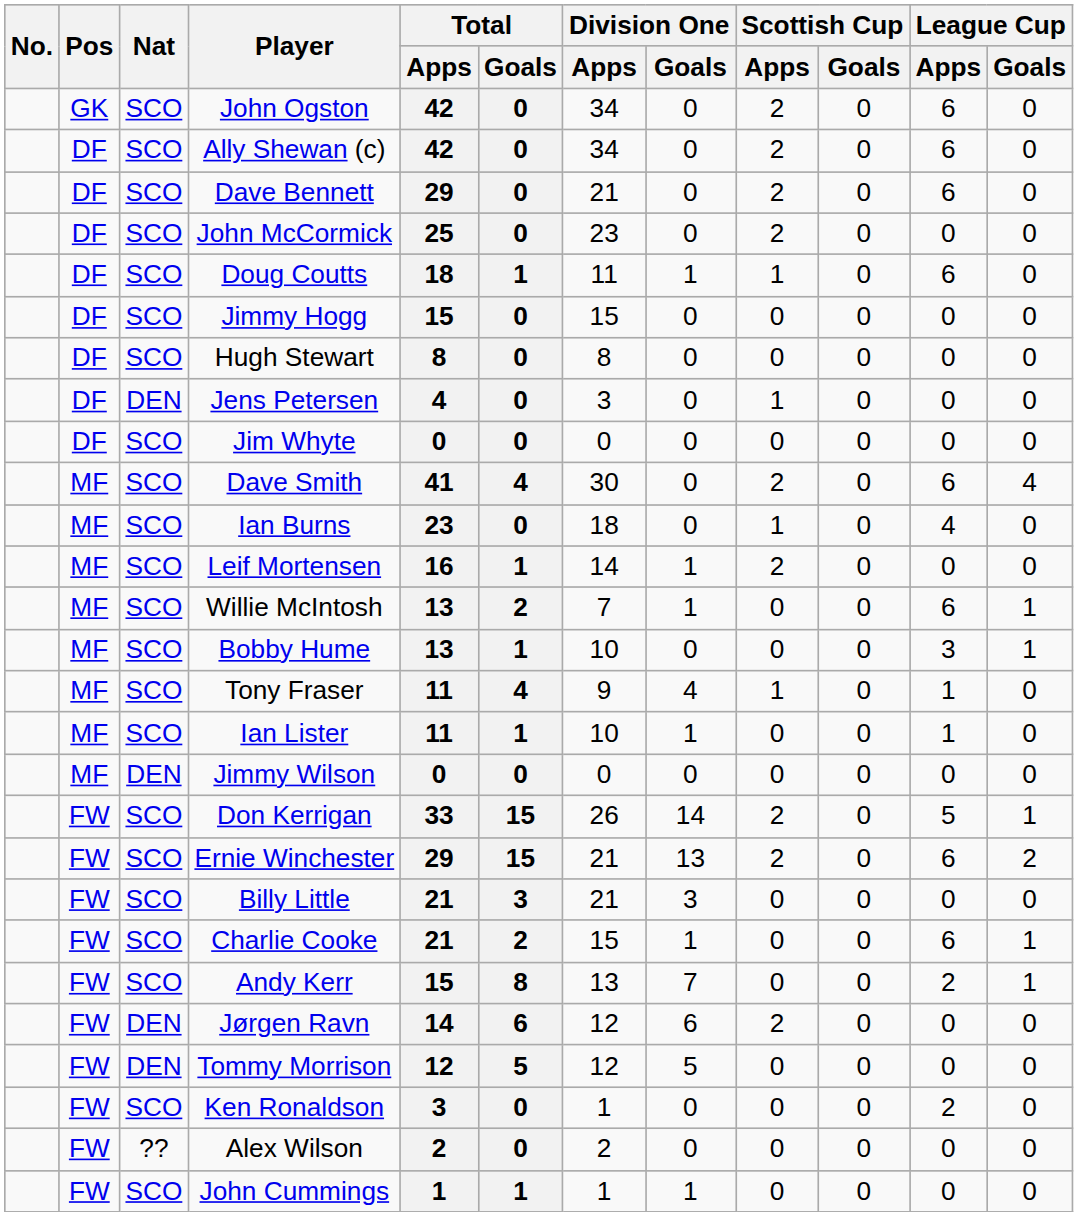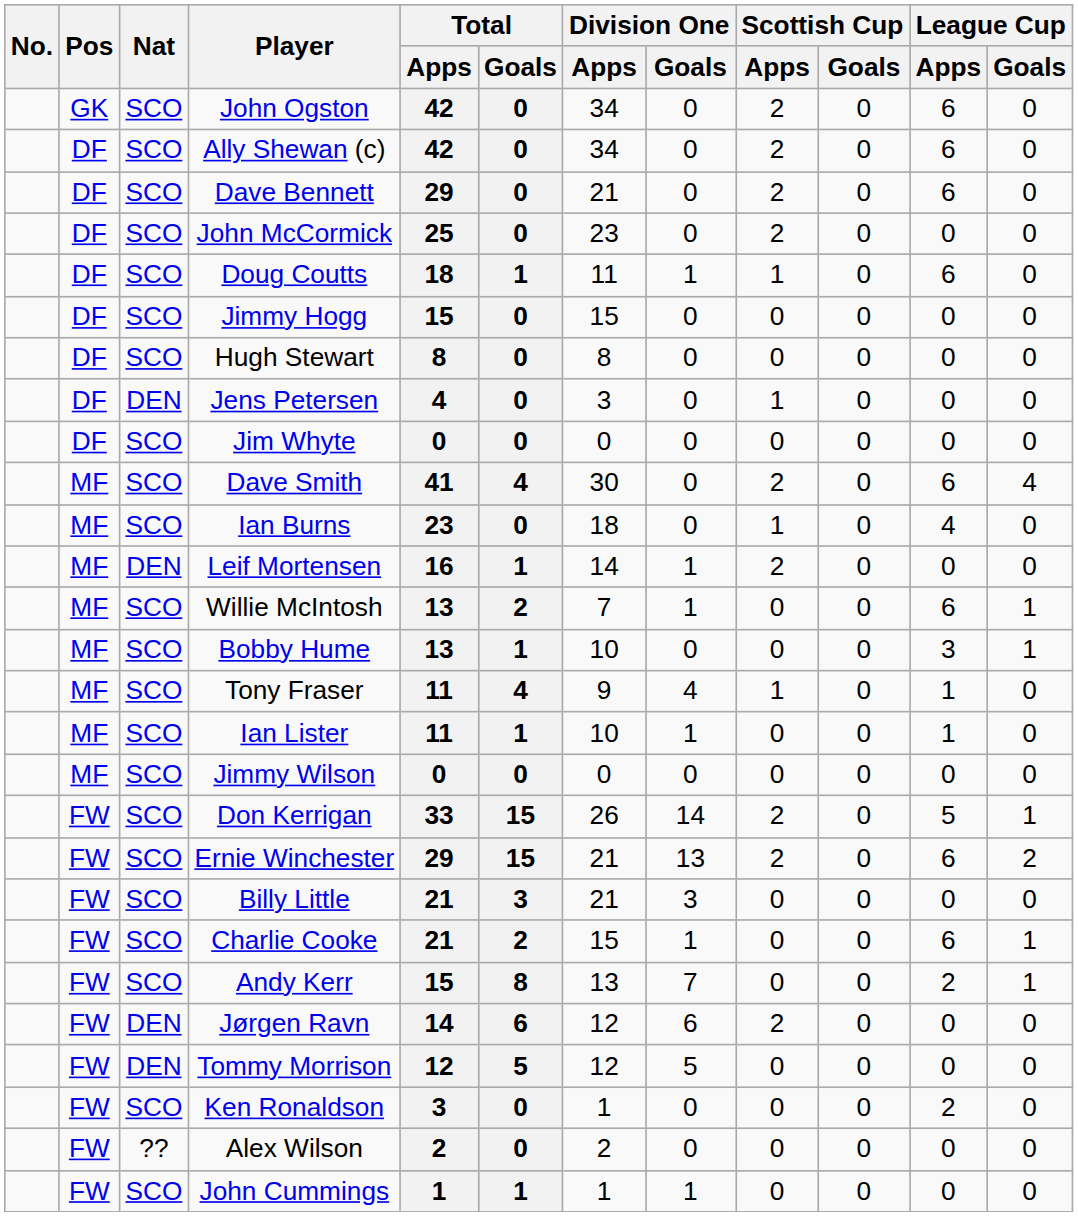(154, 566) SCO -> (154, 566) DEN
(154, 774) DEN -> (154, 774) SCO
